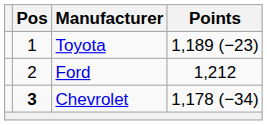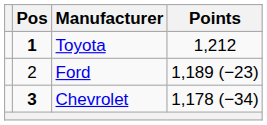(32, 45) normal -> (32, 45) bold
(215, 45) 1,189 (−23) -> (215, 45) 1,212
(215, 72) 1,212 -> (215, 72) 1,189 (−23)
